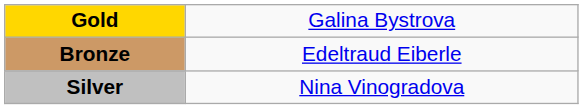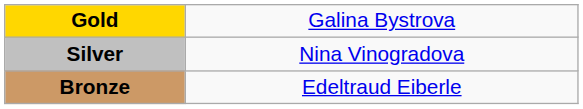rows swapped: (95, 86) <-> (95, 53)
